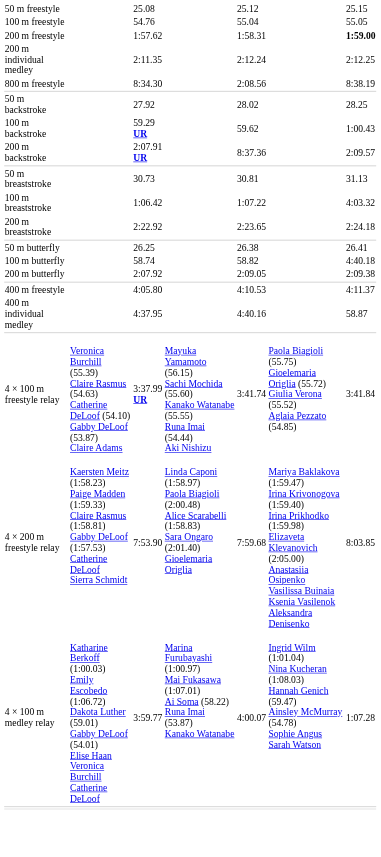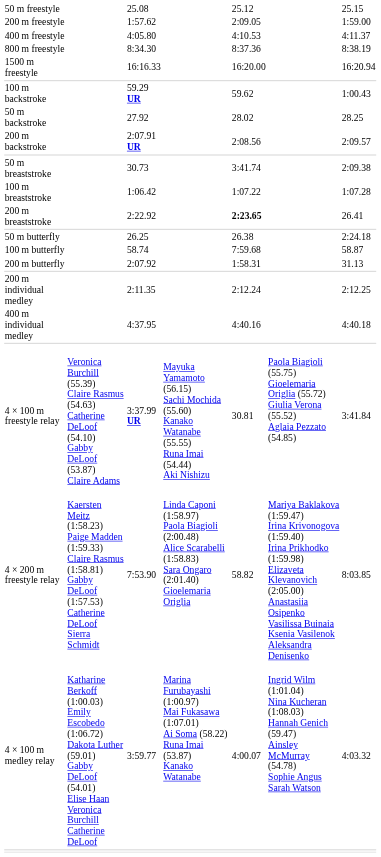- row: (35, 22)
(252, 35) 1:58.31 -> (246, 22) 2:09.05
(361, 35) bold -> (356, 22) normal
rows swapped: (35, 290) <-> (24, 59)
(252, 83) 2:08.56 -> (246, 49) 8:37.36
+ row: (21, 67)
rows swapped: (26, 104) <-> (26, 128)
(252, 152) 8:37.36 -> (246, 142) 2:08.56
(248, 179) 30.81 -> (246, 168) 3:41.74
(357, 179) 31.13 -> (356, 168) 2:09.38
(361, 203) 4:03.32 -> (356, 192) 1:07.28
(252, 227) normal -> (247, 216) bold
(361, 227) 2:24.18 -> (353, 216) 26.41
(357, 248) 26.41 -> (356, 237) 2:24.18
(248, 261) 58.82 -> (246, 250) 7:59.68
(361, 261) 4:40.18 -> (353, 250) 58.87
(252, 274) 2:09.05 -> (246, 263) 1:58.31
(361, 274) 2:09.38 -> (353, 263) 31.13
(357, 314) 58.87 -> (356, 325) 4:40.18
(252, 394) 3:41.74 -> (243, 416) 30.81
(252, 542) 7:59.68 -> (243, 575) 58.82
(361, 718) 1:07.28 -> (356, 755) 4:03.32
